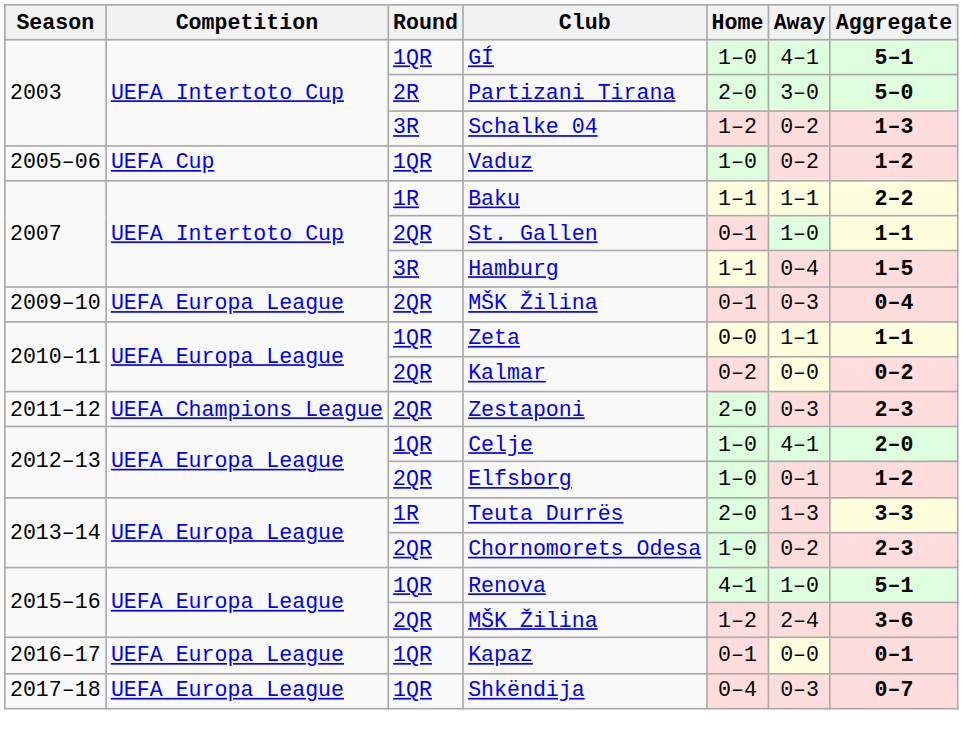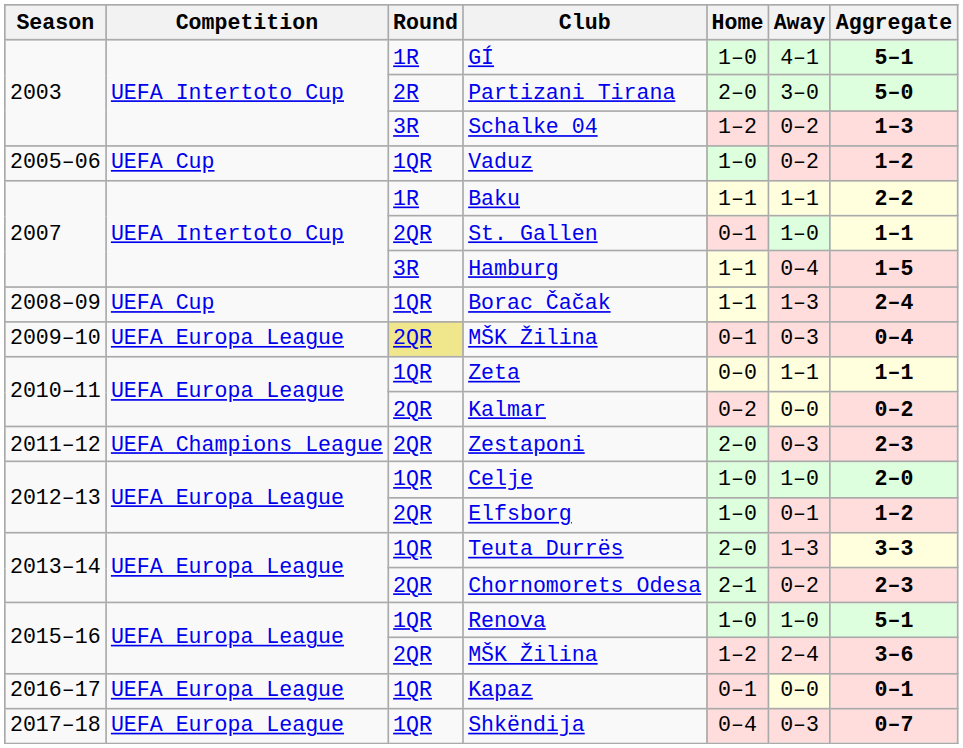(413, 58) 1QR -> (406, 58) 1R
+ row: (55, 304)
(413, 304) no background -> (413, 339) khaki background
(800, 444) 4–1 -> (800, 480) 1–0
(406, 515) 1R -> (413, 550) 1QR
(737, 550) 1–0 -> (737, 585) 2–1
(737, 585) 4–1 -> (737, 620) 1–0
